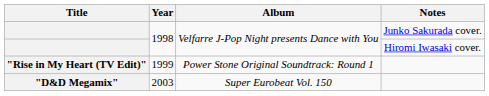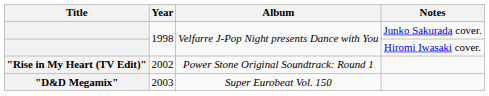(162, 64) 1999 -> (162, 64) 2002
